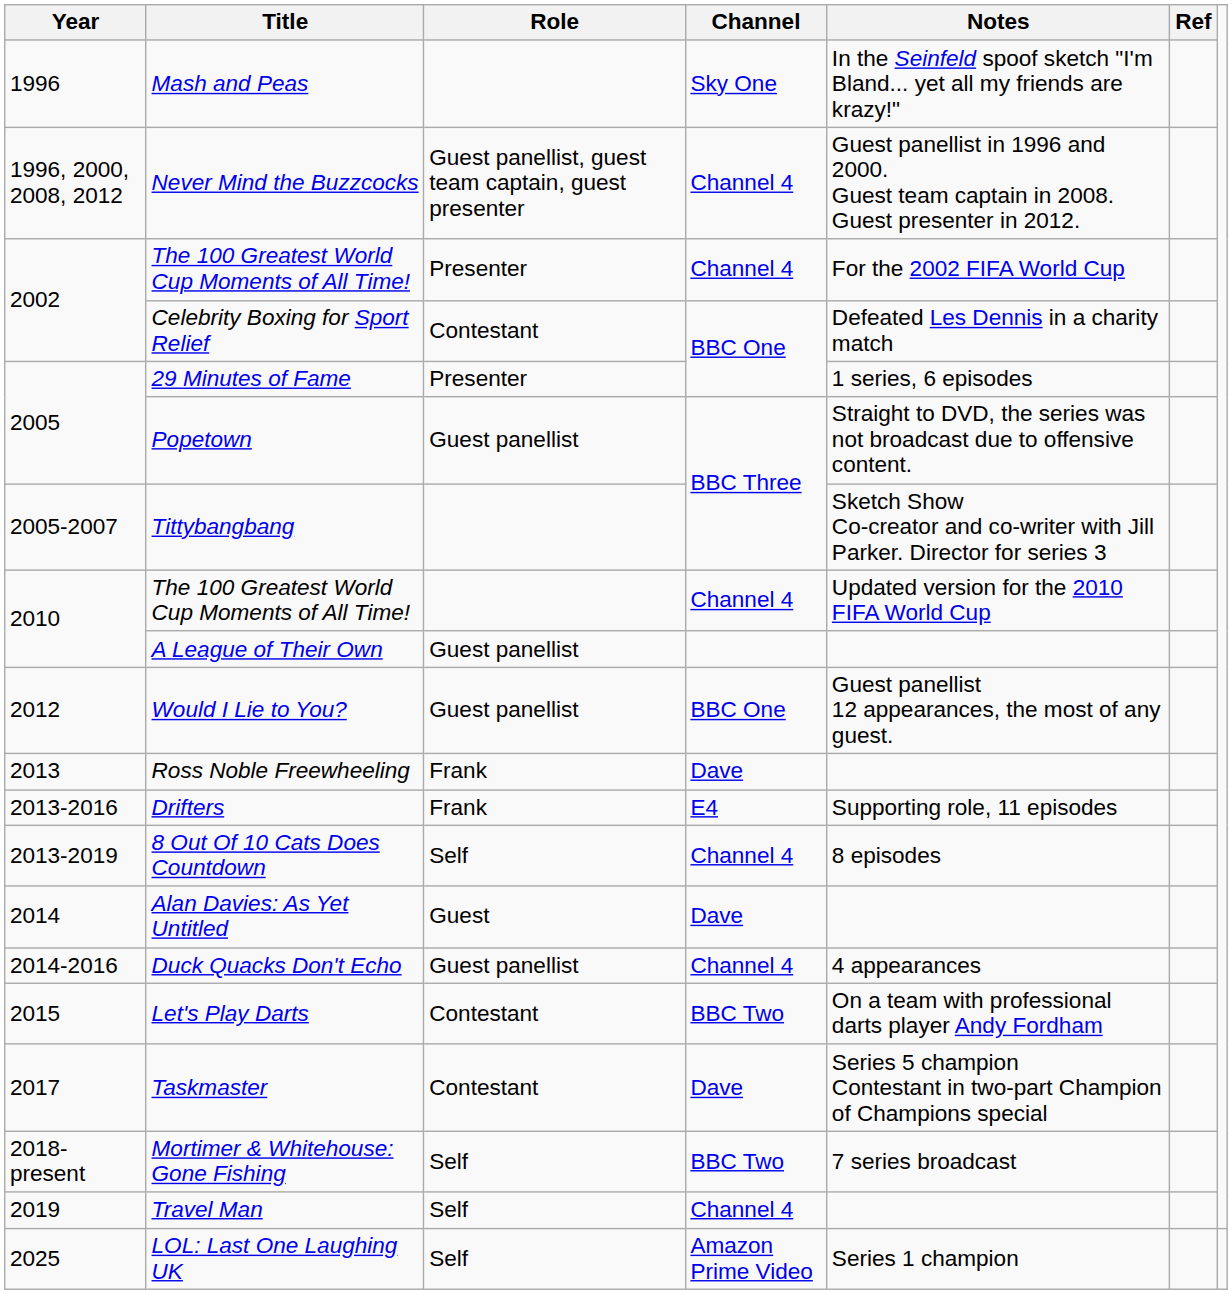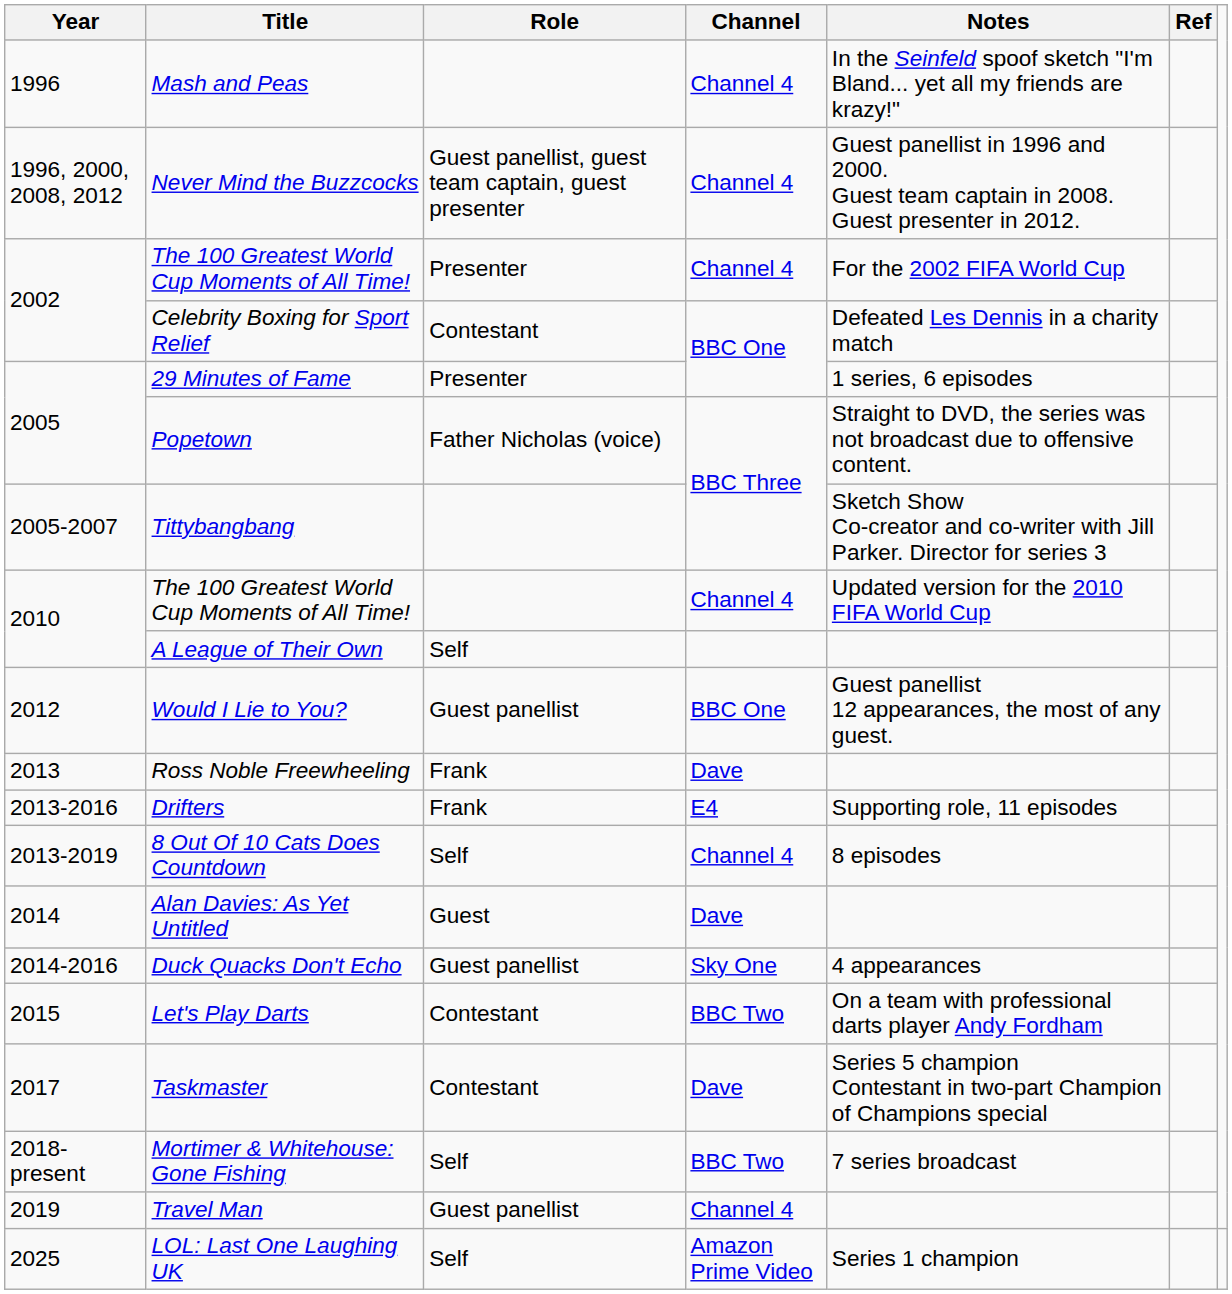(734, 83) Sky One -> (742, 83) Channel 4
(504, 440) Guest panellist -> (545, 440) Father Nicholas (voice)
(504, 648) Guest panellist -> (449, 648) Self
(742, 965) Channel 4 -> (734, 965) Sky One
(449, 1209) Self -> (504, 1209) Guest panellist
